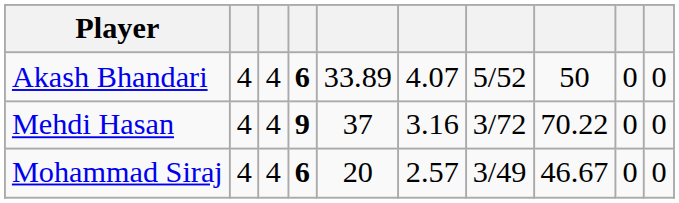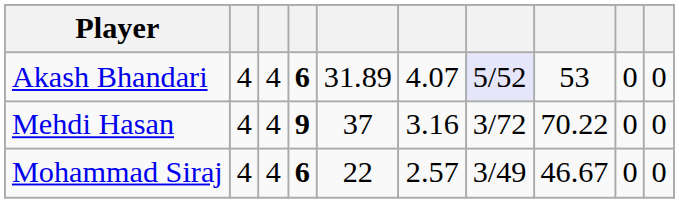(358, 76) 33.89 -> (358, 76) 31.89
(500, 76) no background -> (500, 76) lavender background
(574, 76) 50 -> (574, 76) 53
(358, 172) 20 -> (358, 172) 22
